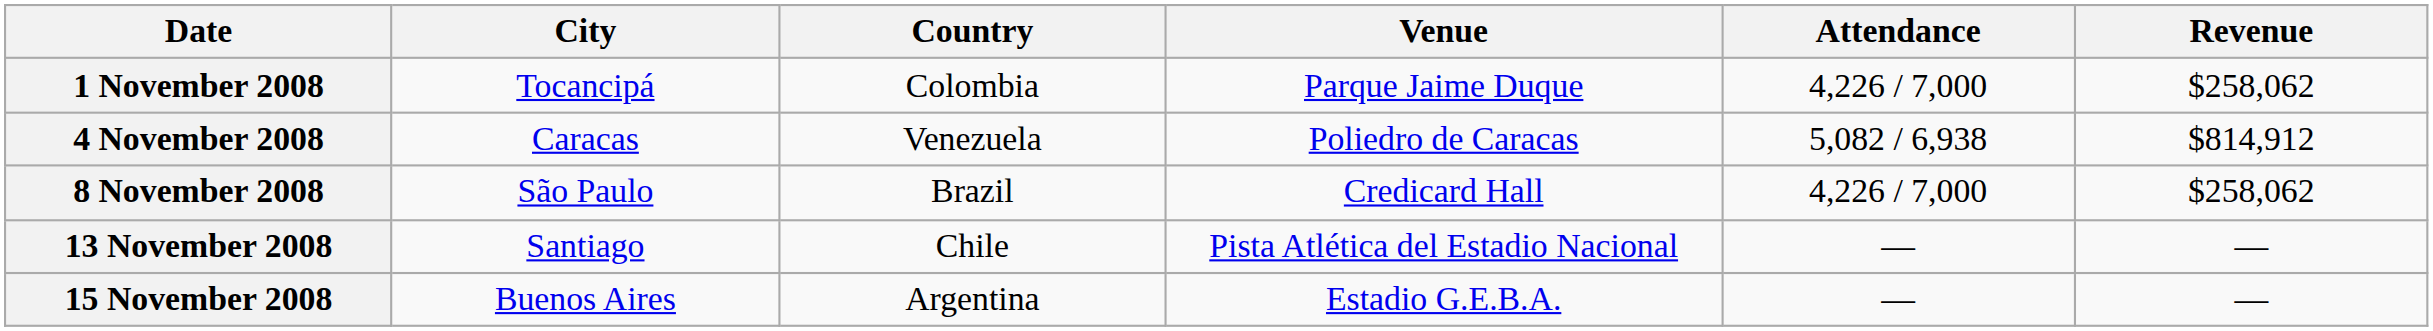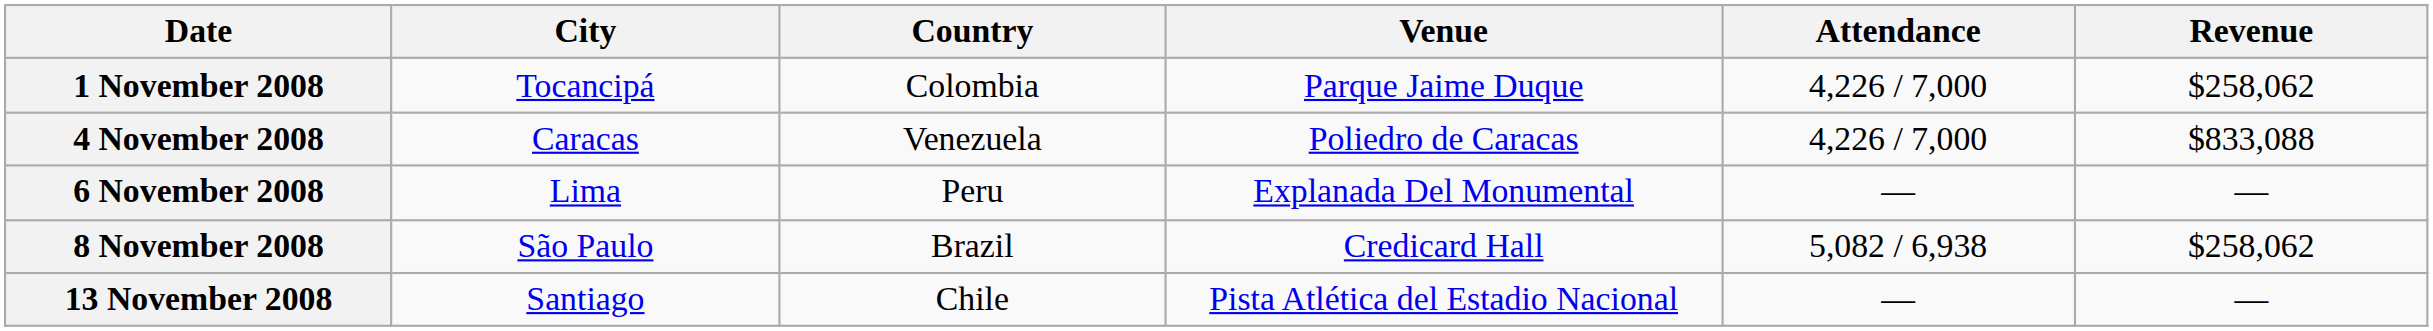(1898, 138) 5,082 / 6,938 -> (1898, 138) 4,226 / 7,000
(2251, 138) $814,912 -> (2251, 138) $833,088
+ row: (198, 191)
(1898, 191) 4,226 / 7,000 -> (1898, 245) 5,082 / 6,938
- row: (198, 298)
